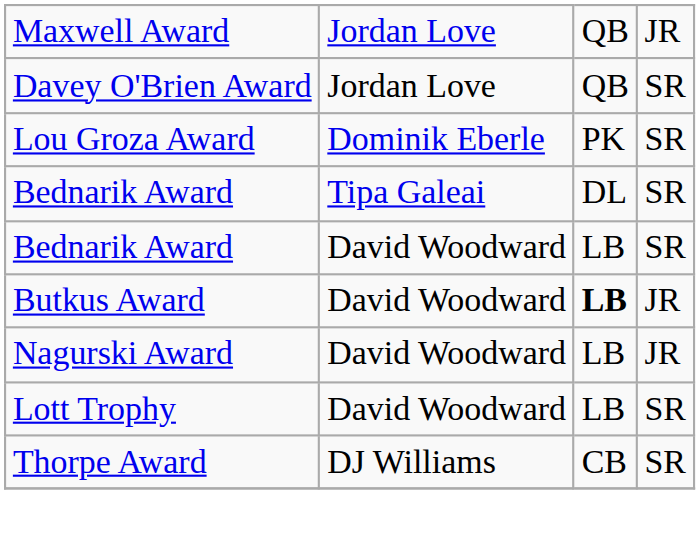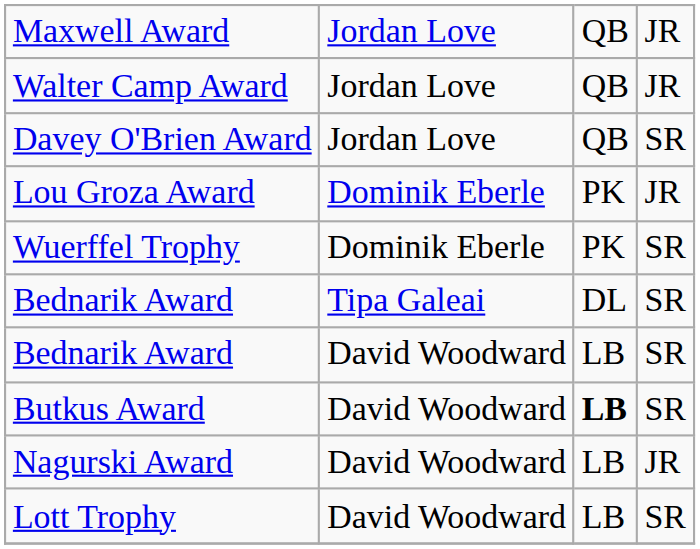+ row: (150, 85)
(665, 138) SR -> (662, 192) JR
+ row: (126, 246)
(662, 300) JR -> (665, 407) SR
- row: (110, 461)
